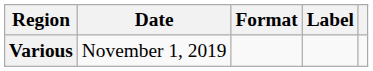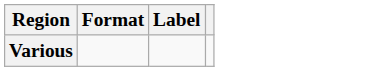- column: (154, 19)
